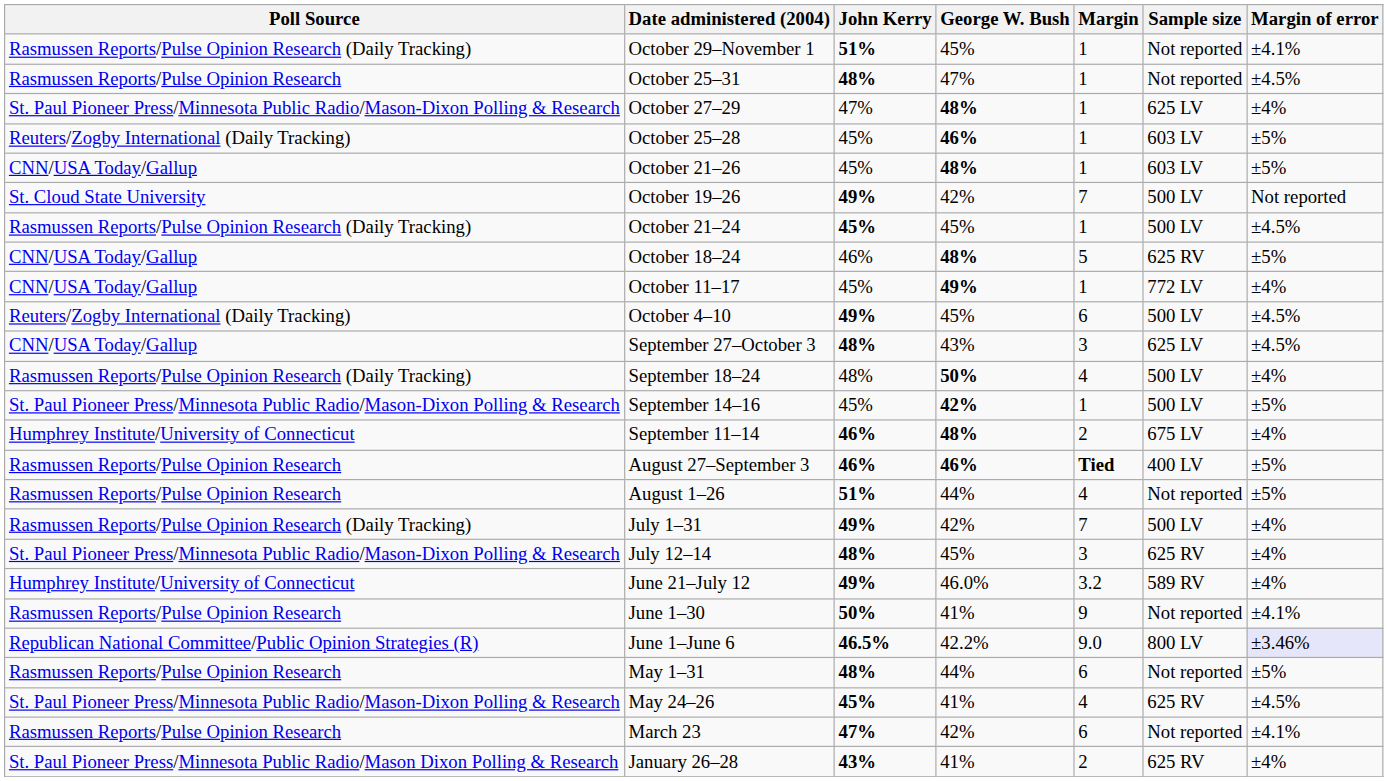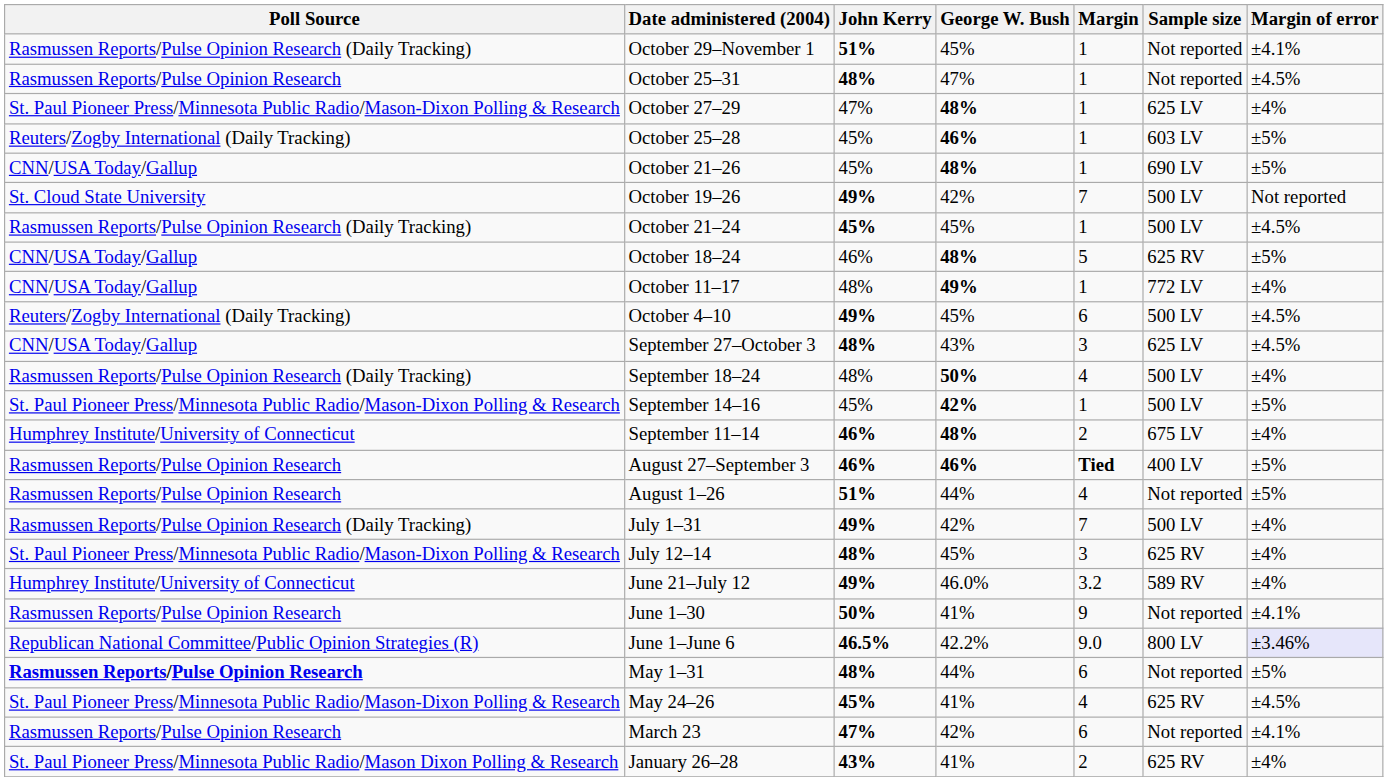(1175, 167) 603 LV -> (1175, 167) 690 LV
(856, 286) 45% -> (856, 286) 48%
(175, 672) normal -> (186, 672) bold
